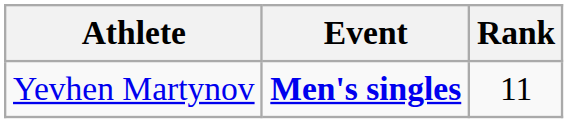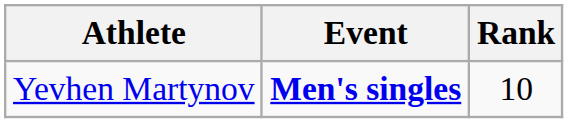(516, 87) 11 -> (516, 87) 10
